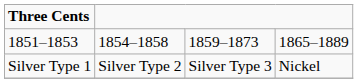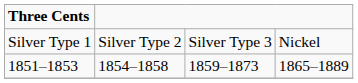rows swapped: (50, 66) <-> (43, 41)
